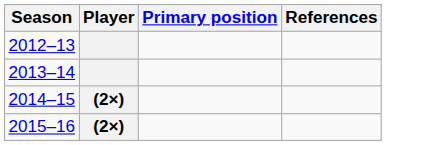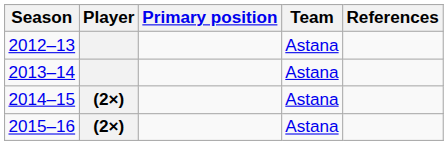+ column: (312, 18)
